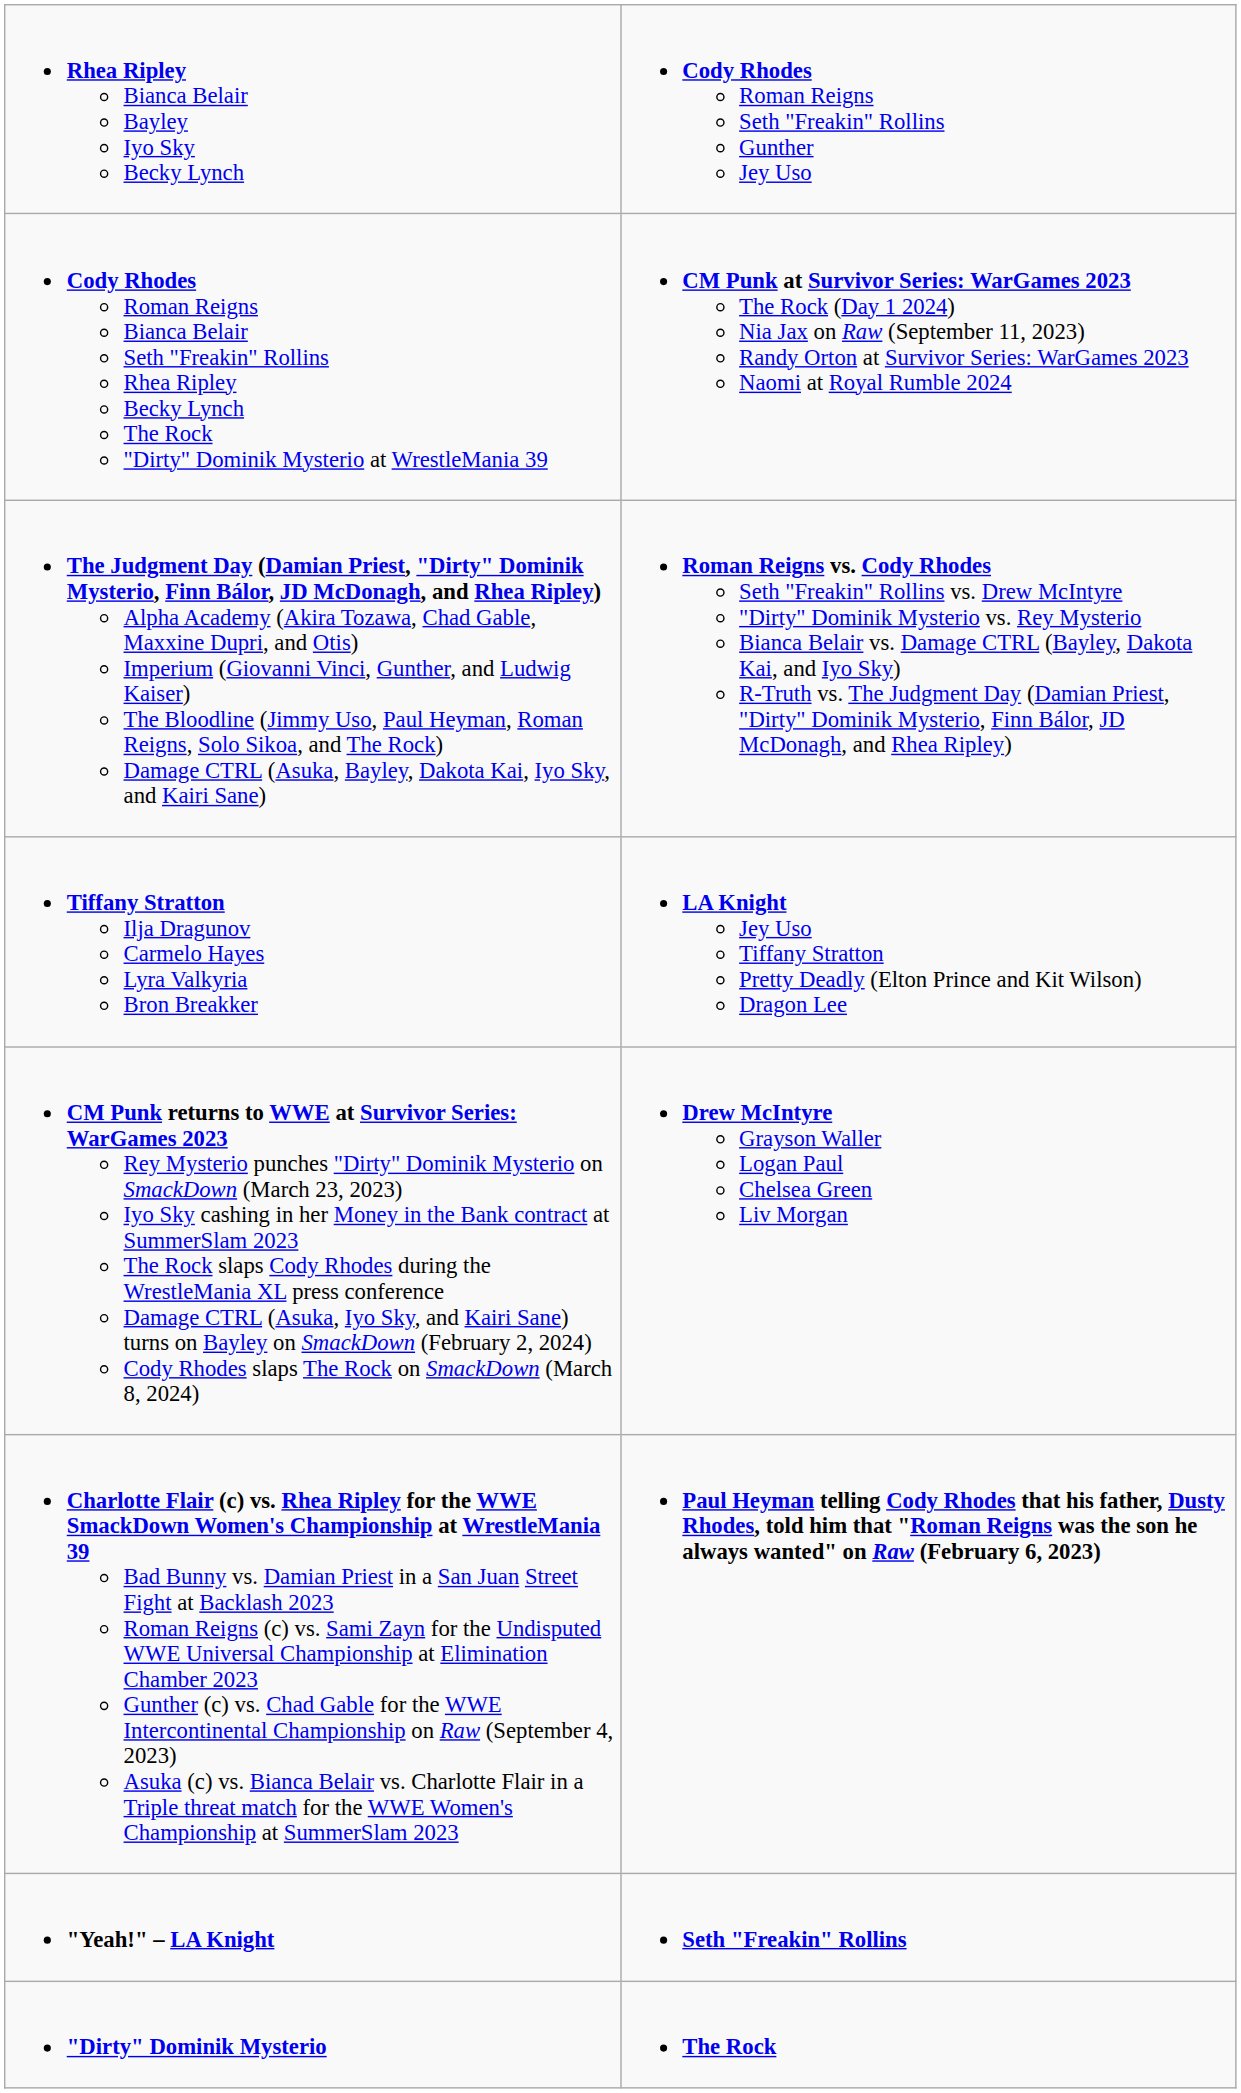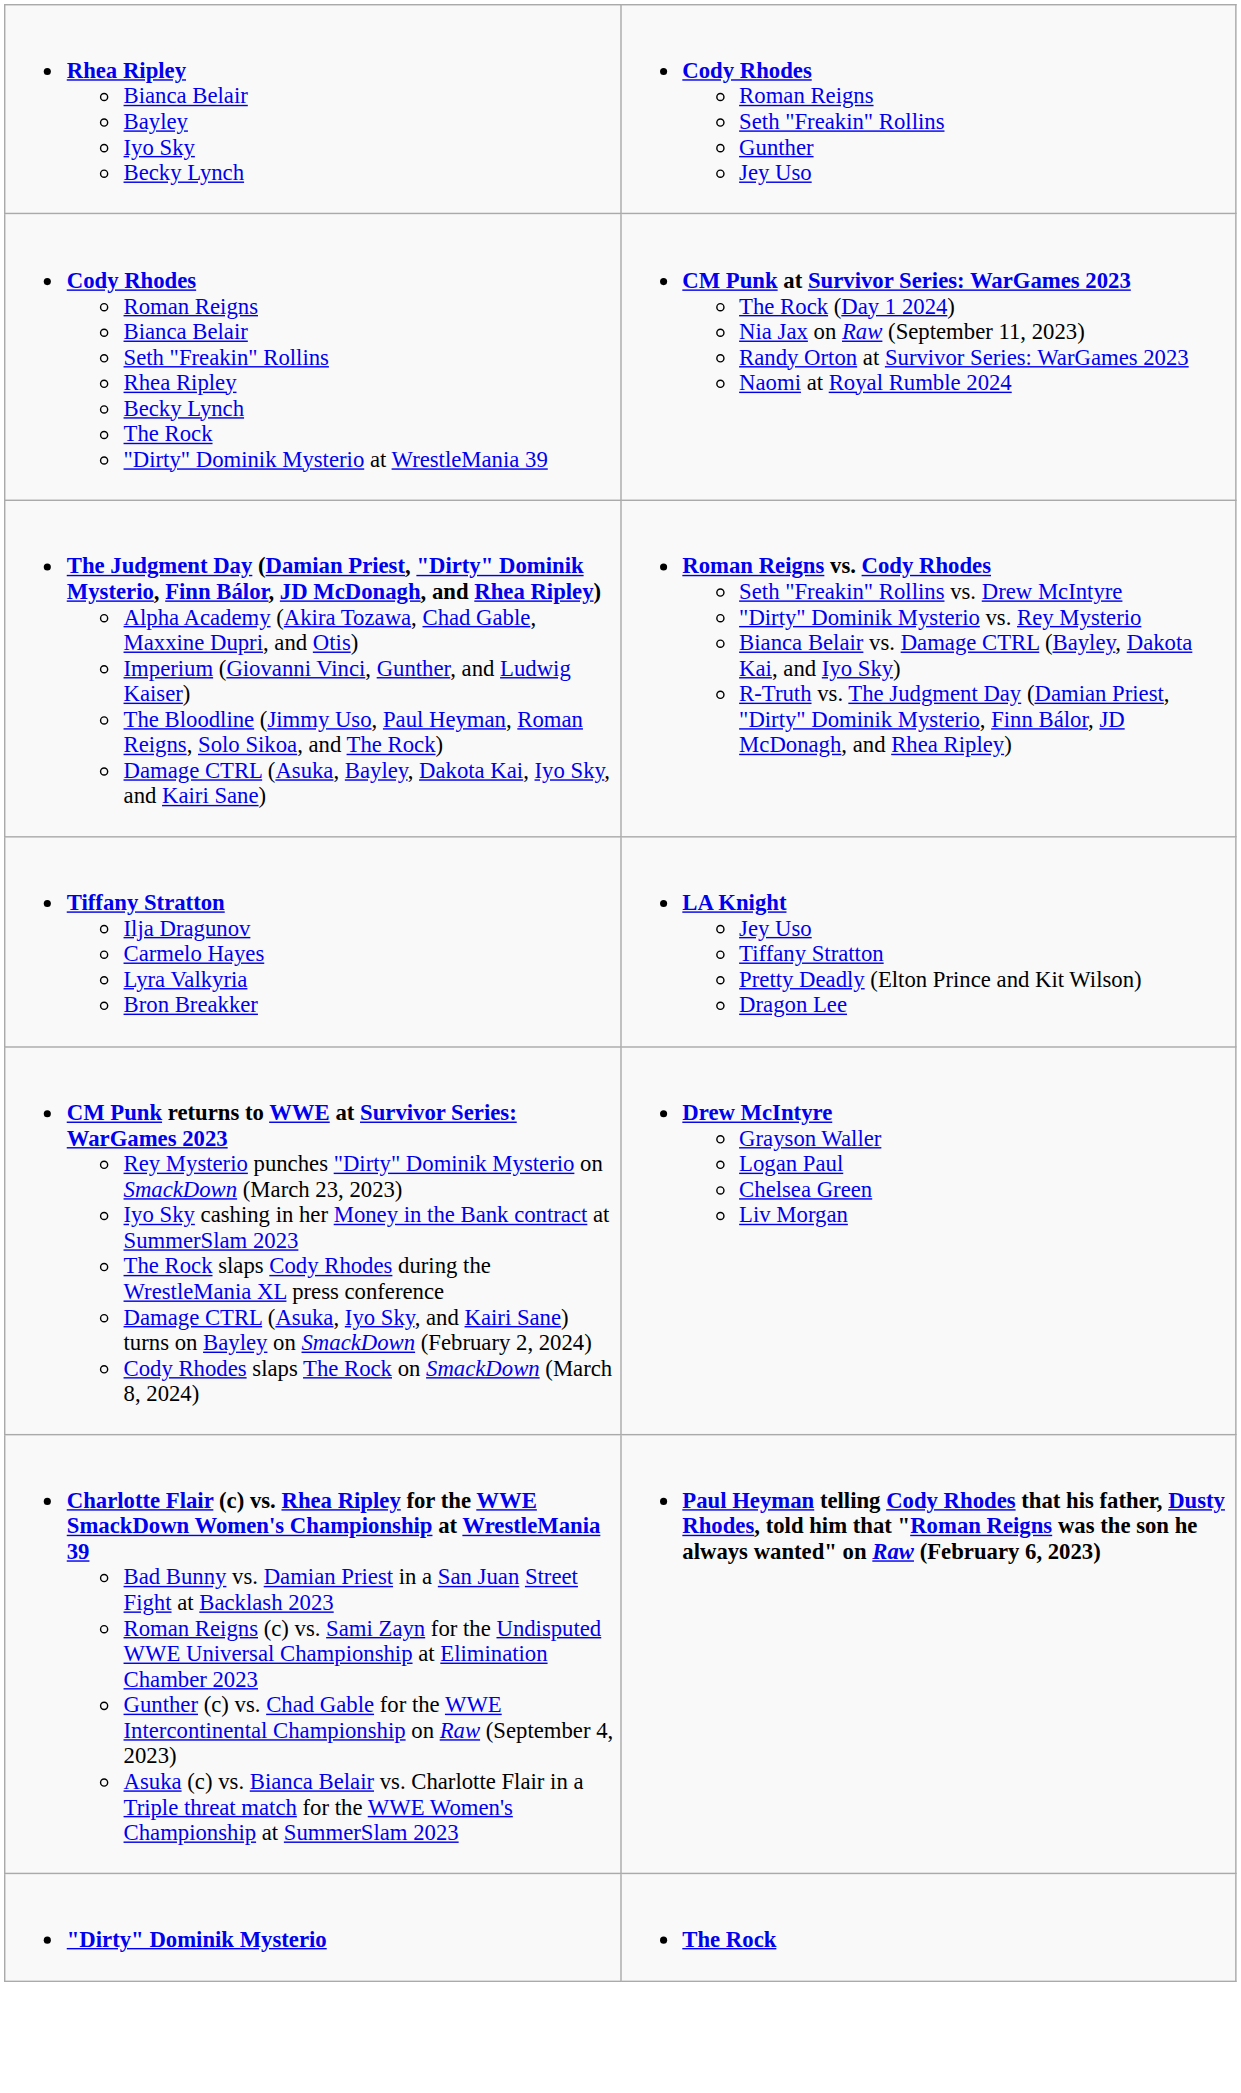- row: (312, 1940)
